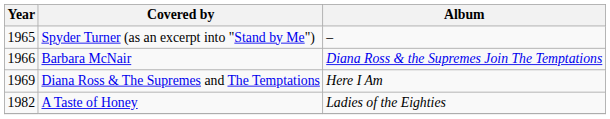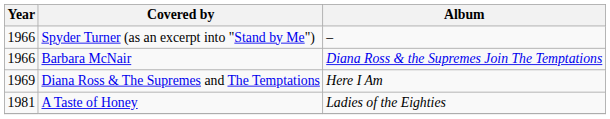(21, 37) 1965 -> (21, 37) 1966
(21, 102) 1982 -> (21, 102) 1981
